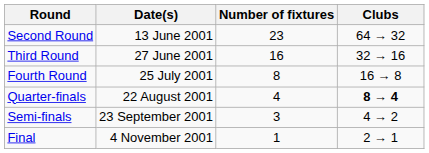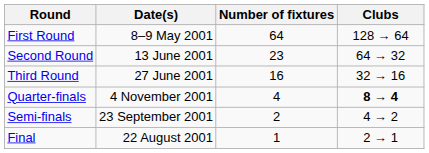+ row: (41, 35)
- row: (47, 76)
(168, 96) 22 August 2001 -> (161, 96) 4 November 2001
(277, 117) 3 -> (277, 117) 2
(161, 138) 4 November 2001 -> (168, 138) 22 August 2001
